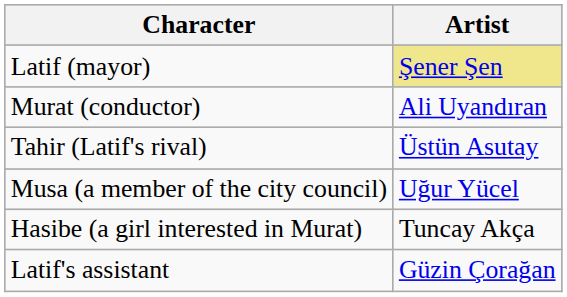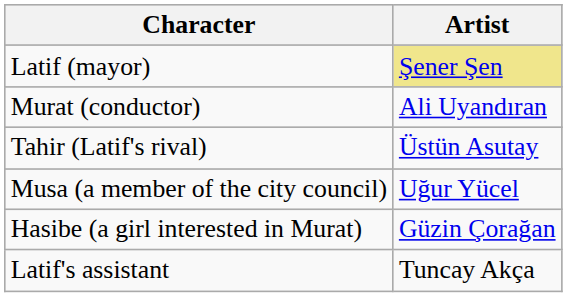(467, 229) Tuncay Akça -> (477, 229) Güzin Çorağan
(477, 270) Güzin Çorağan -> (467, 270) Tuncay Akça
